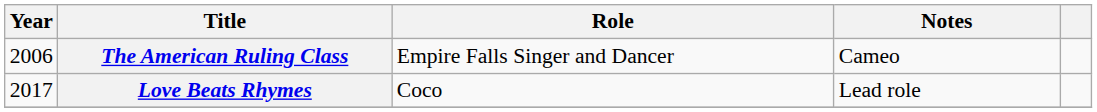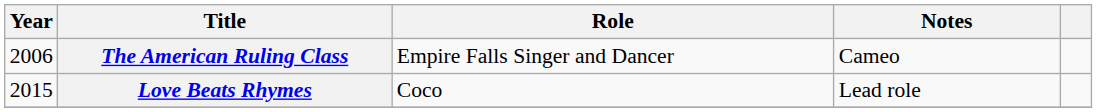(31, 90) 2017 -> (31, 90) 2015
